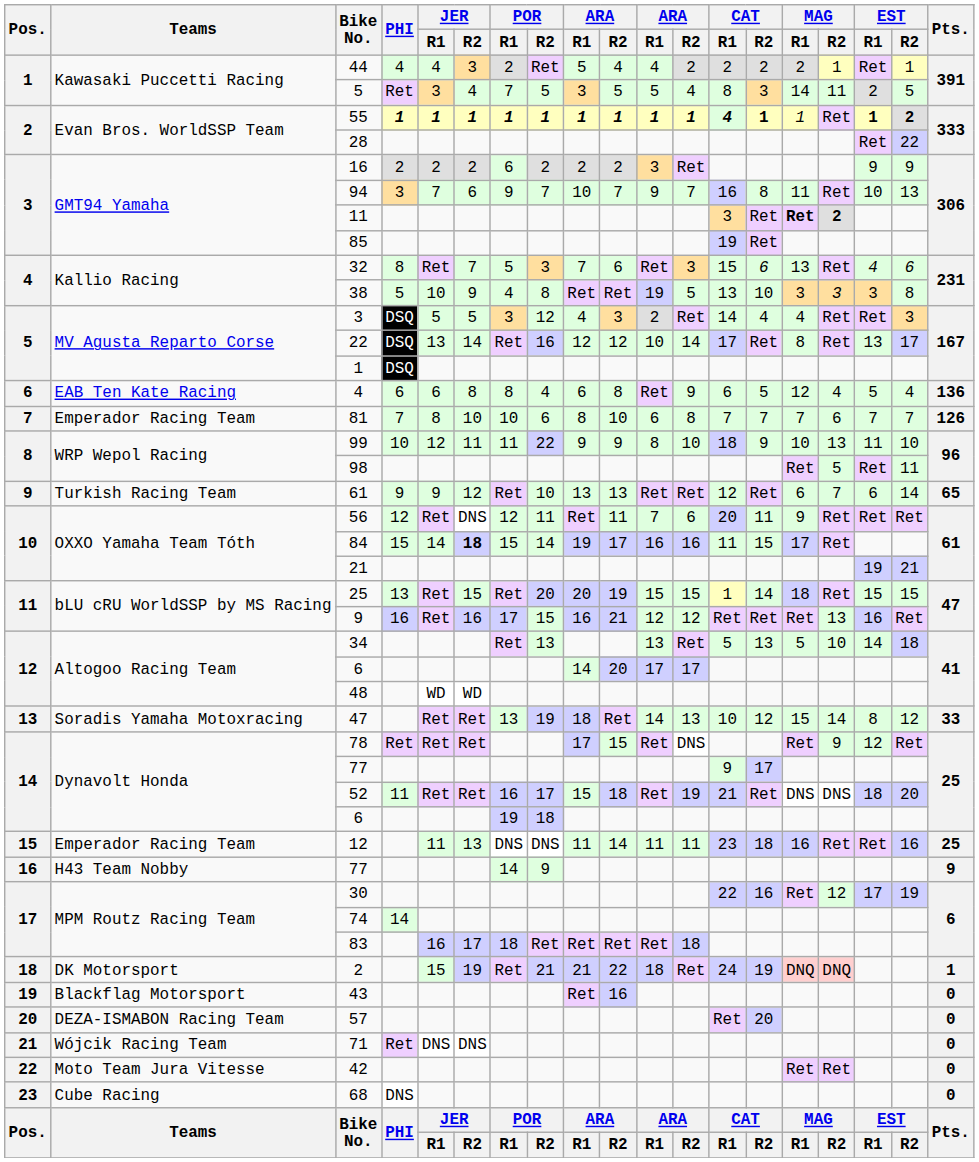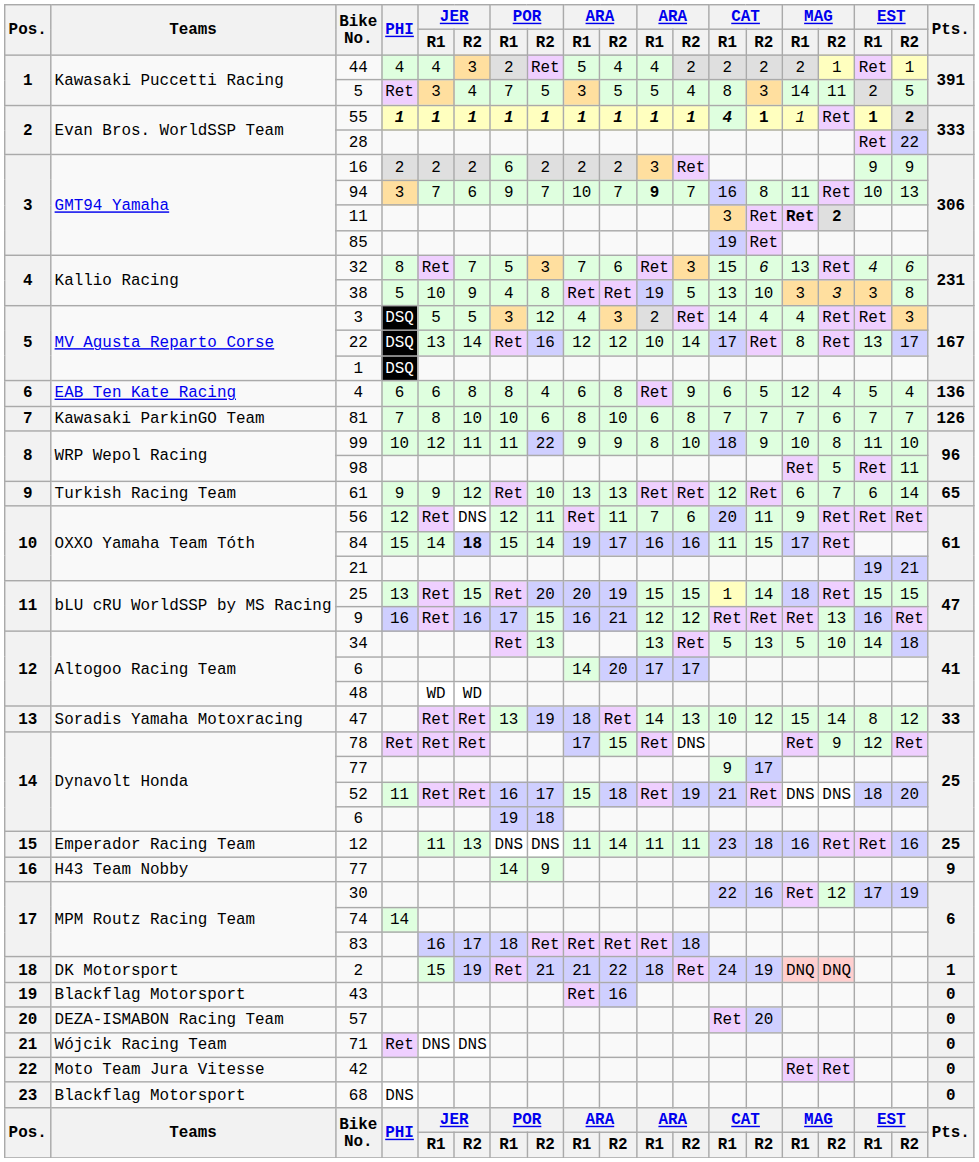(655, 193) normal -> (655, 193) bold
(155, 418) Emperador Racing Team -> (160, 418) Kawasaki ParkinGO Team
(837, 443) 13 -> (837, 443) 8
(107, 1095) Cube Racing -> (150, 1095) Blackflag Motorsport
